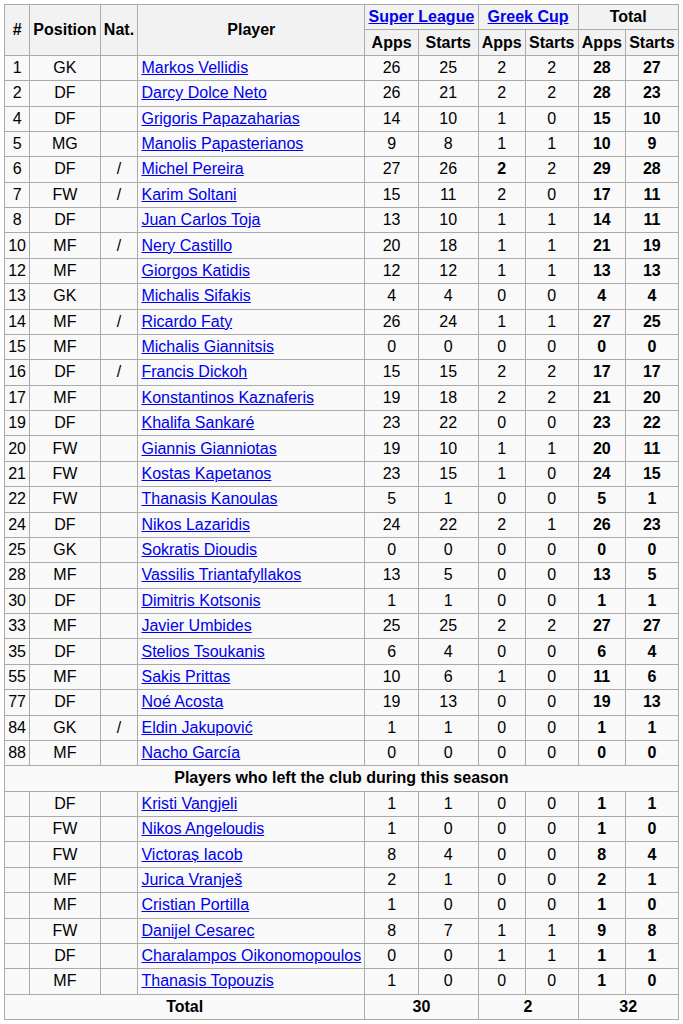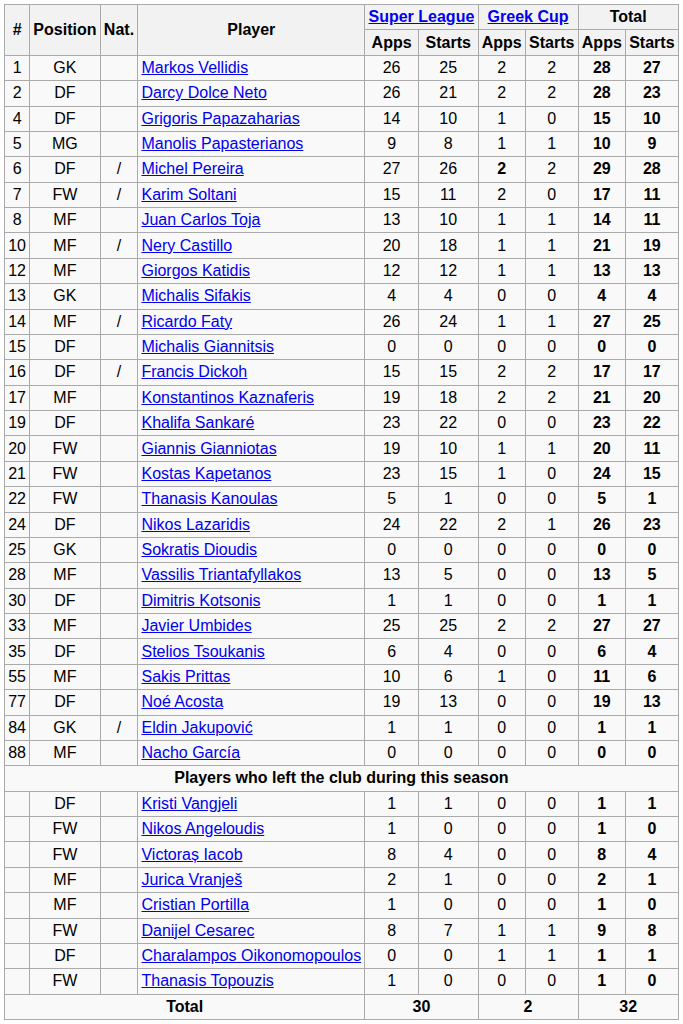(65, 220) DF -> (65, 220) MF
(65, 347) MF -> (65, 347) DF
(65, 981) MF -> (65, 981) FW
